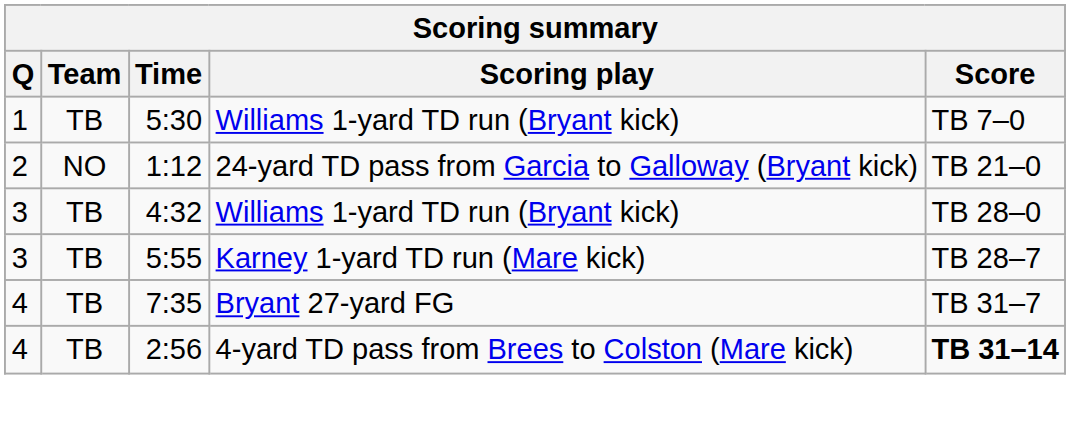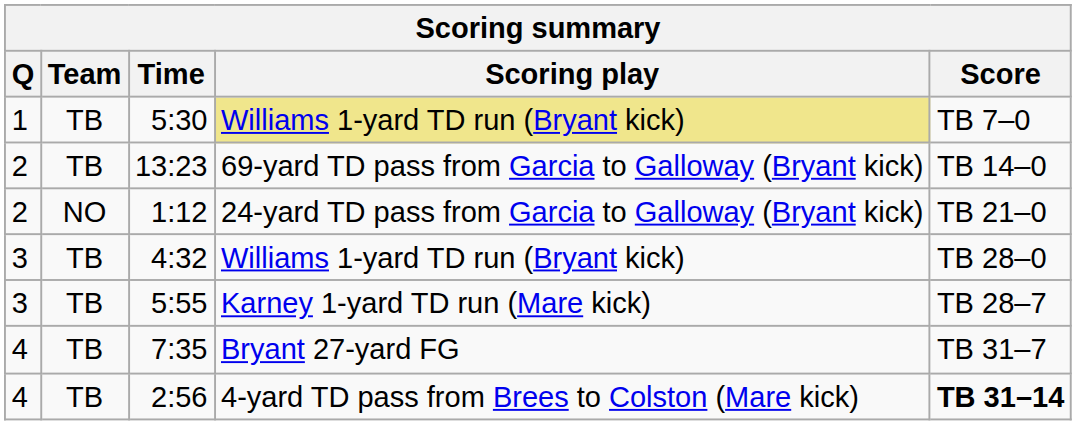(447, 120) no background -> (453, 120) khaki background
+ row: (171, 166)
